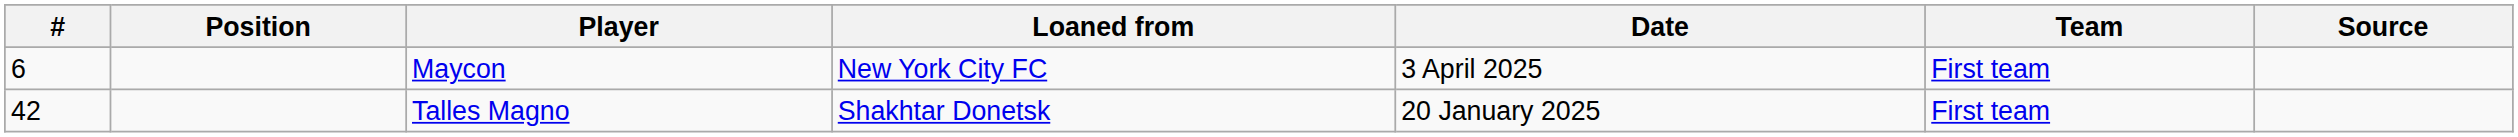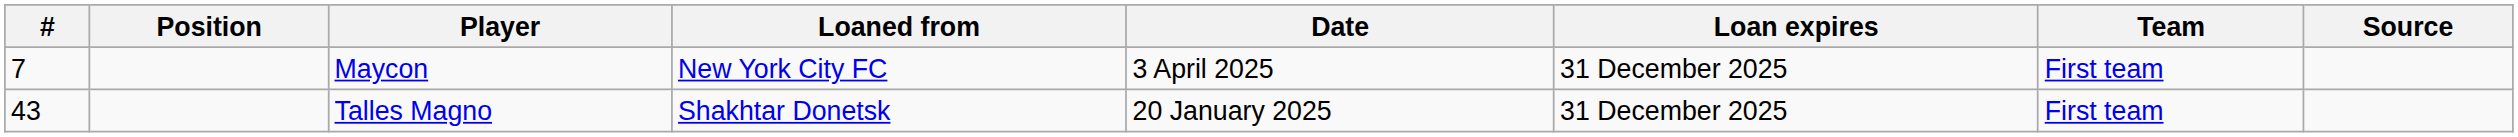+ column: (1796, 26)
(19, 69) 6 -> (19, 69) 7
(26, 111) 42 -> (26, 111) 43
